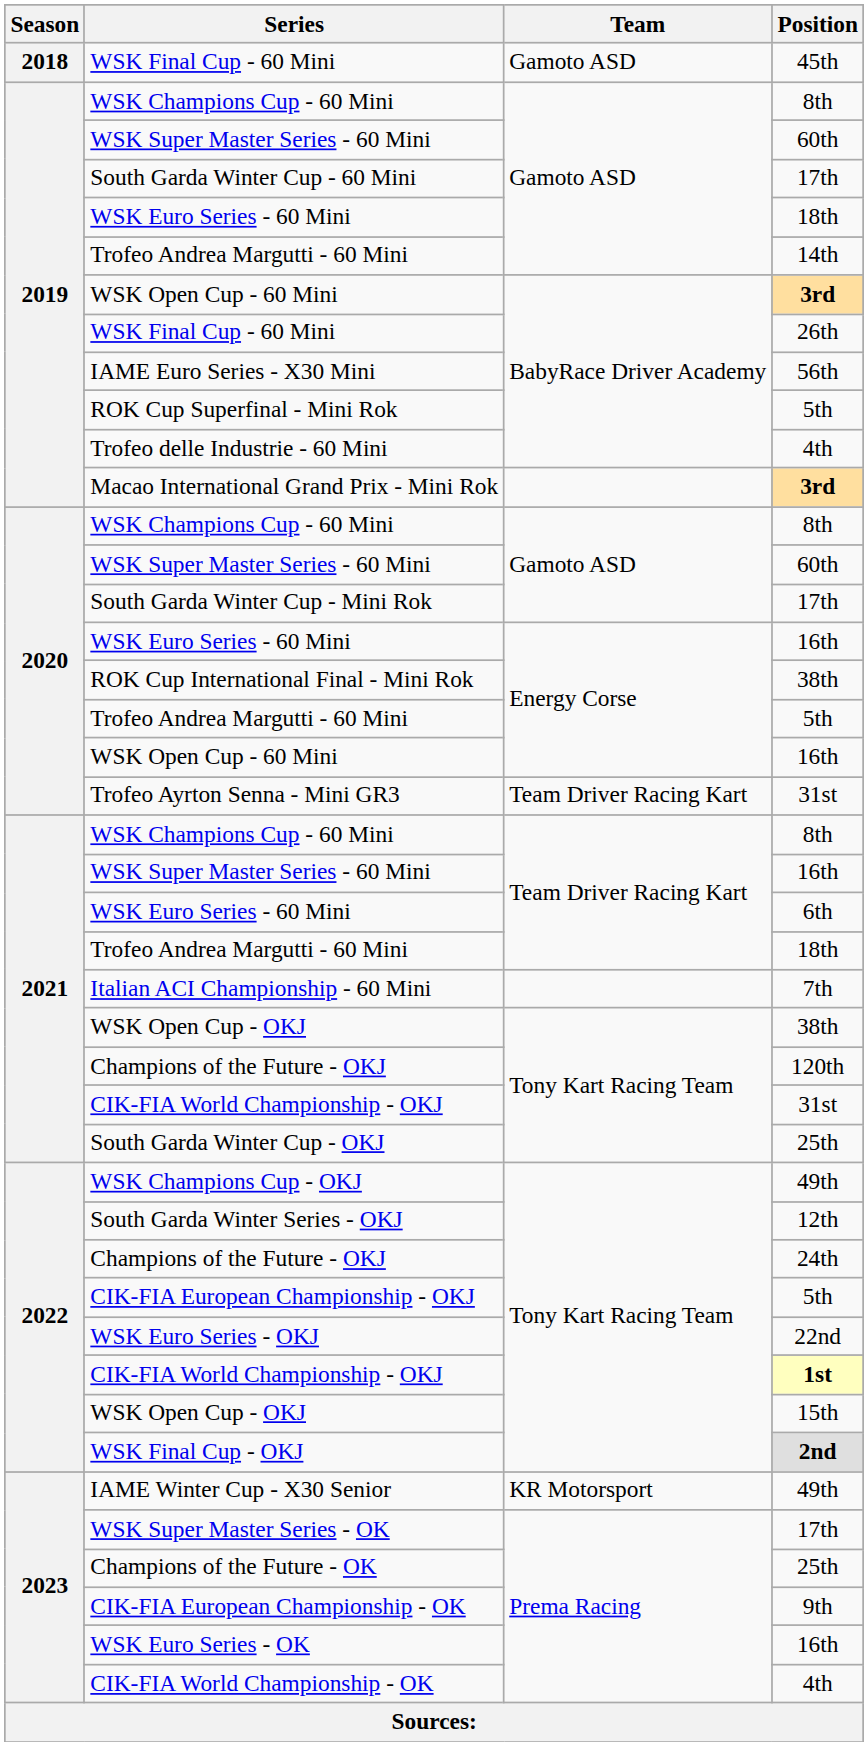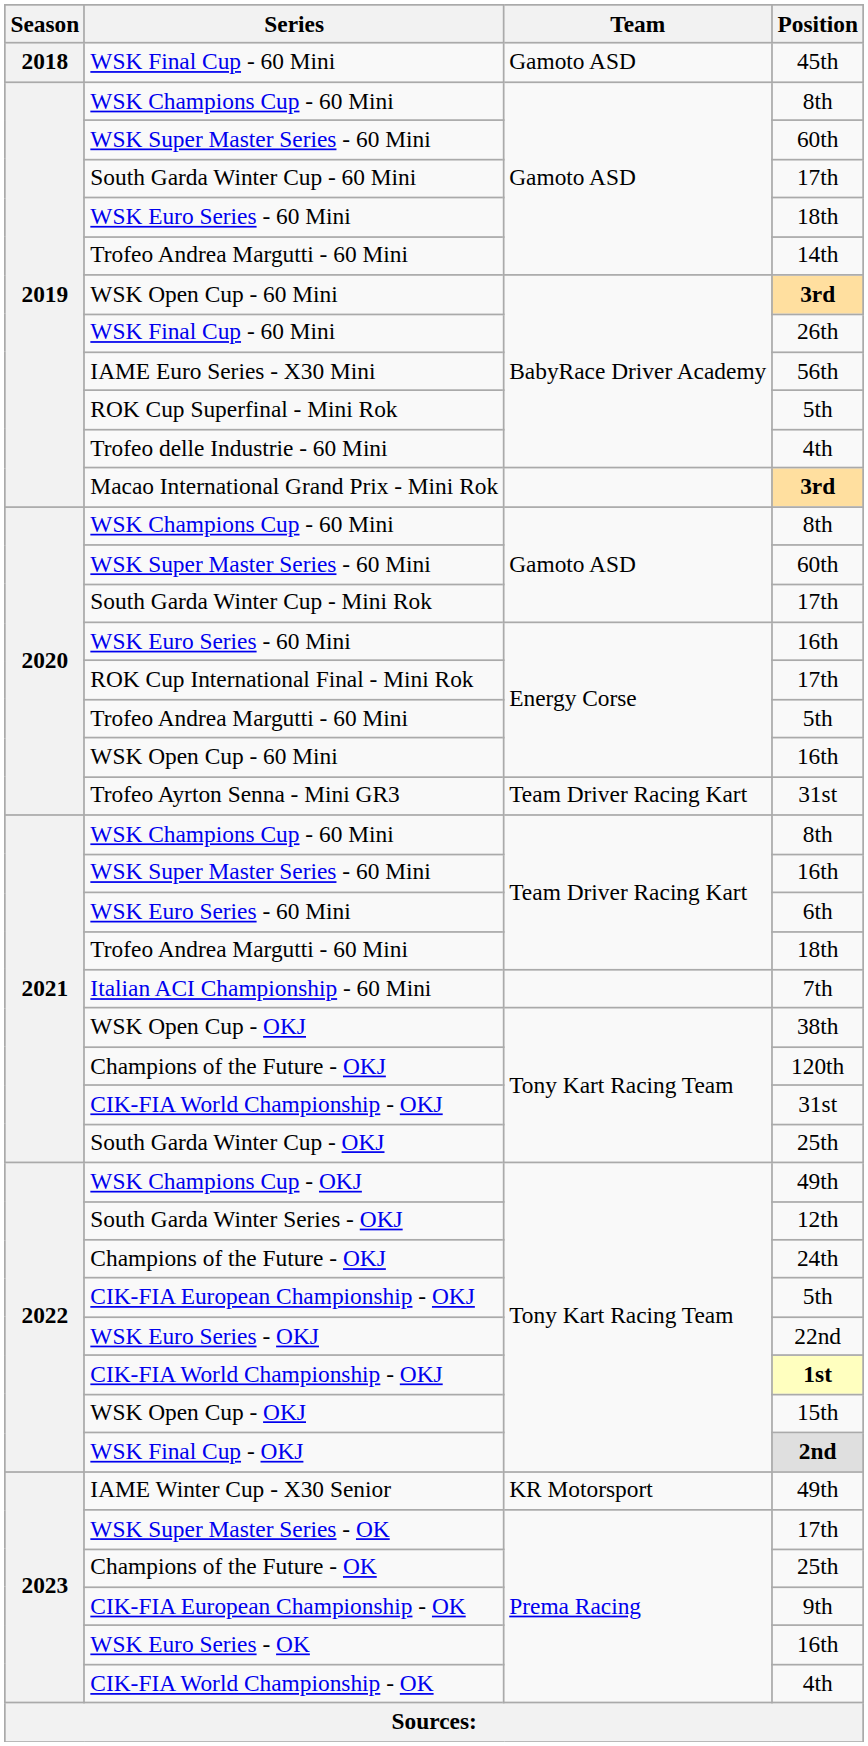(818, 679) 38th -> (818, 679) 17th
